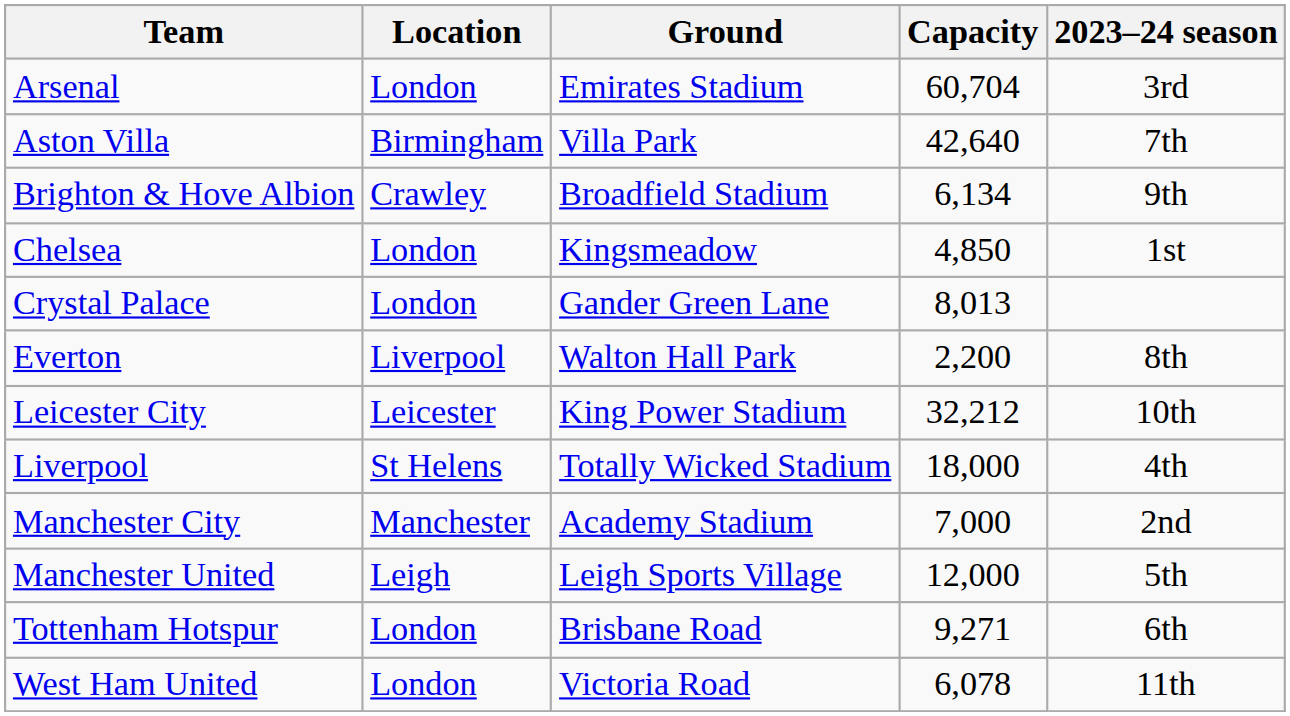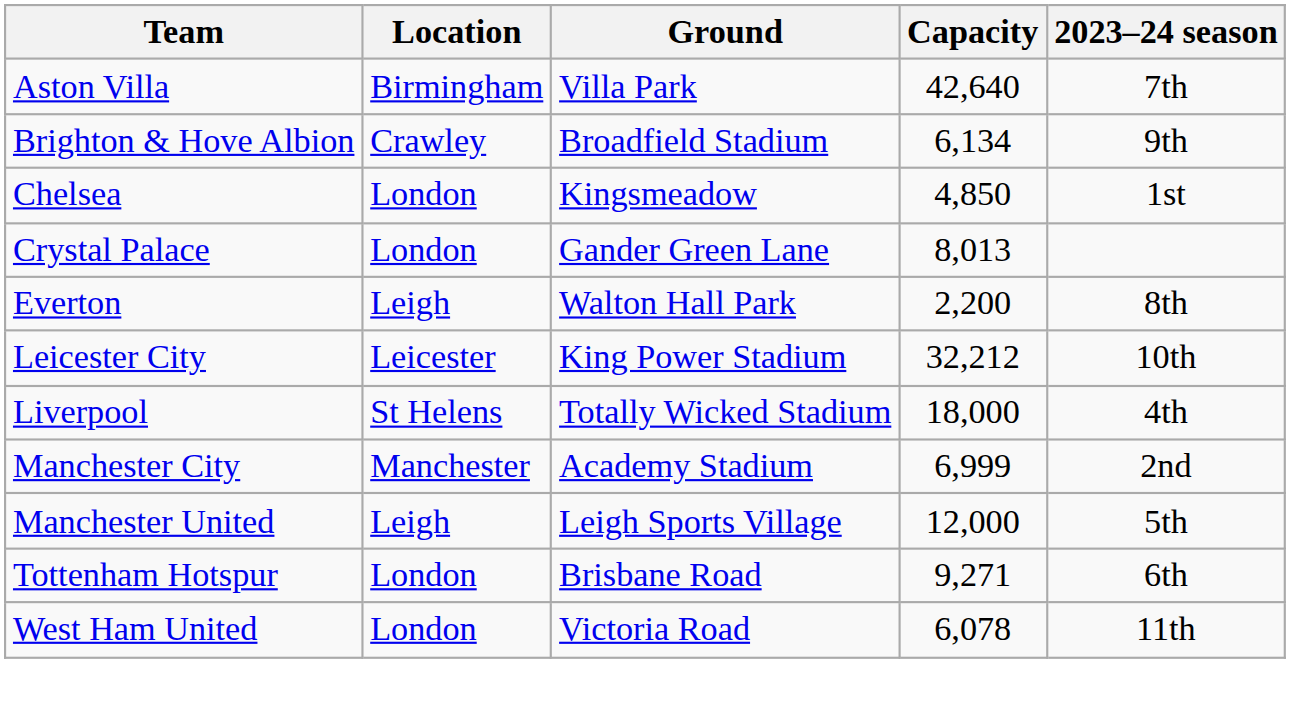- row: (66, 85)
(438, 357) Liverpool -> (410, 303) Leigh
(973, 520) 7,000 -> (973, 466) 6,999
